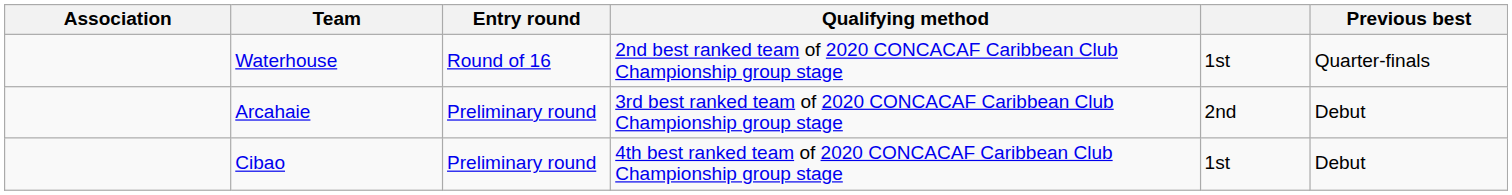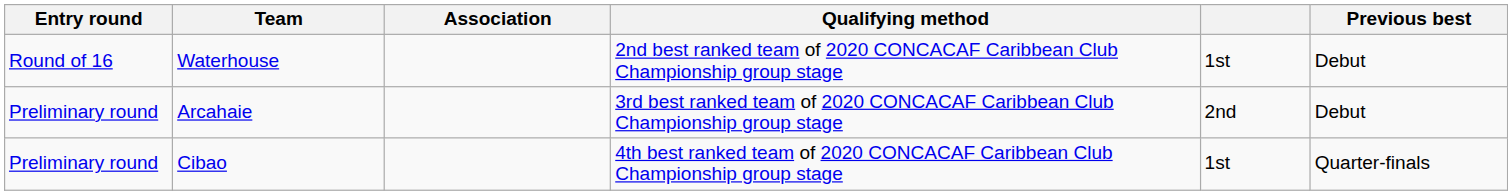columns swapped: (118, 19) <-> (527, 19)
(1372, 60) Quarter-finals -> (1340, 60) Debut
(1340, 163) Debut -> (1372, 163) Quarter-finals
